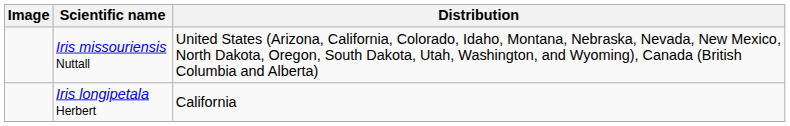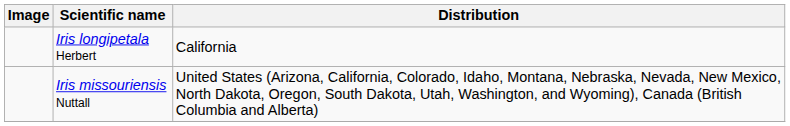rows swapped: (102, 102) <-> (111, 54)
